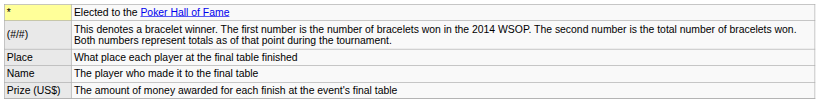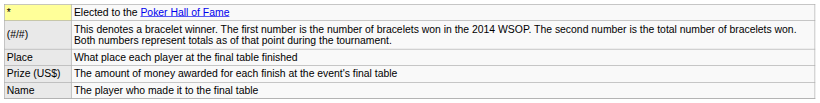rows swapped: (21, 73) <-> (34, 90)
